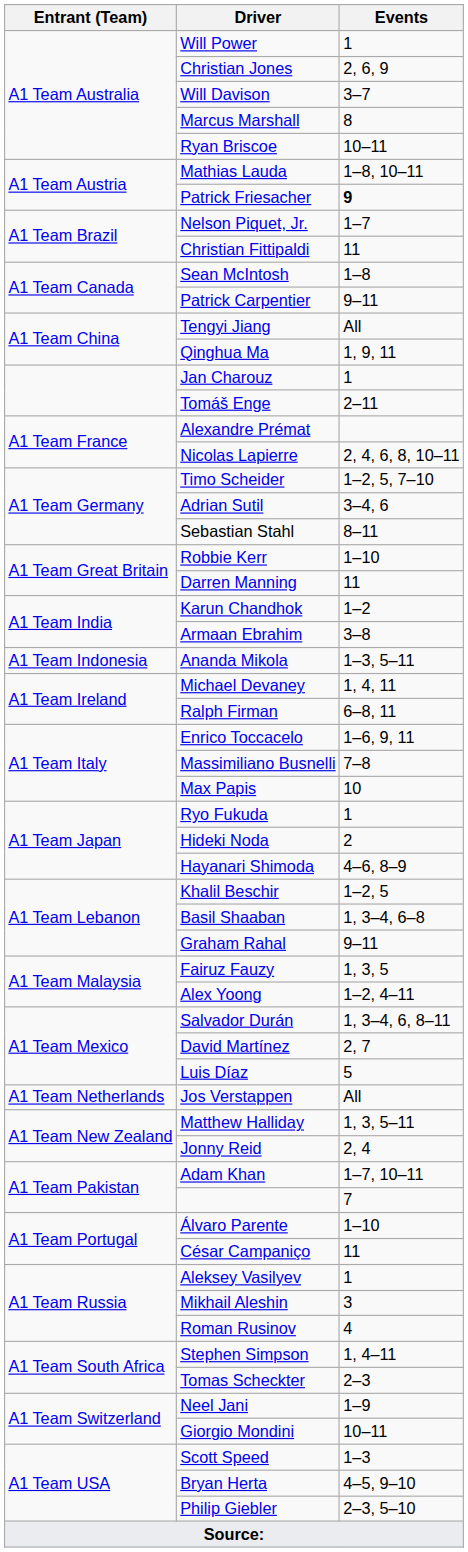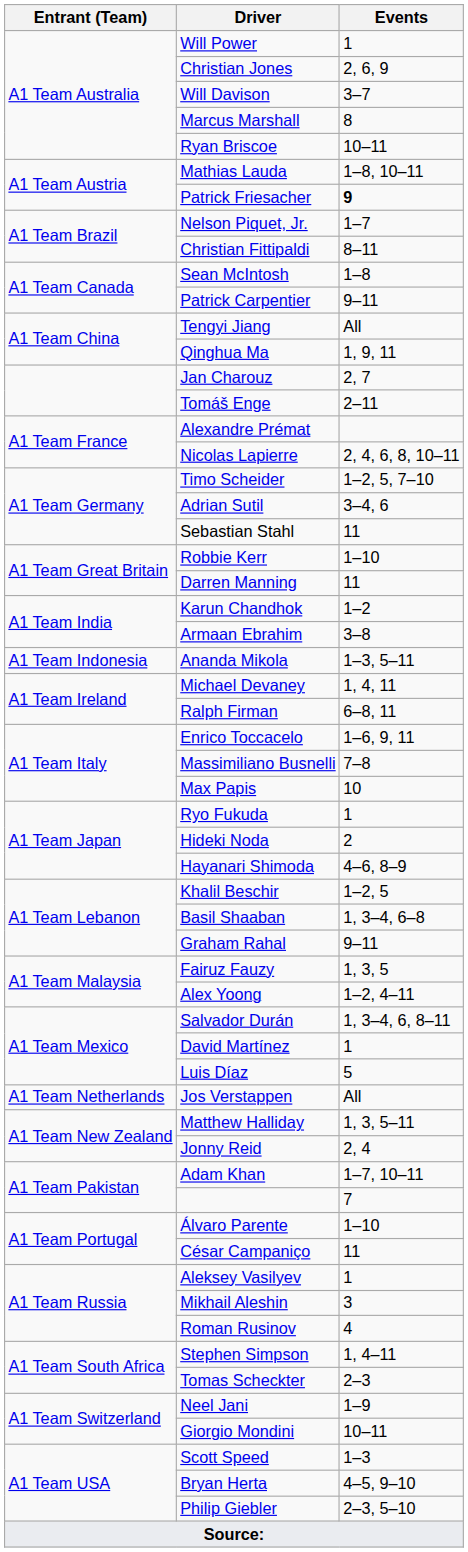(352, 249) 11 -> (361, 249) 8–11
(348, 378) 1 -> (357, 378) 2, 7
(361, 532) 8–11 -> (352, 532) 11
(357, 1046) 2, 7 -> (348, 1046) 1
